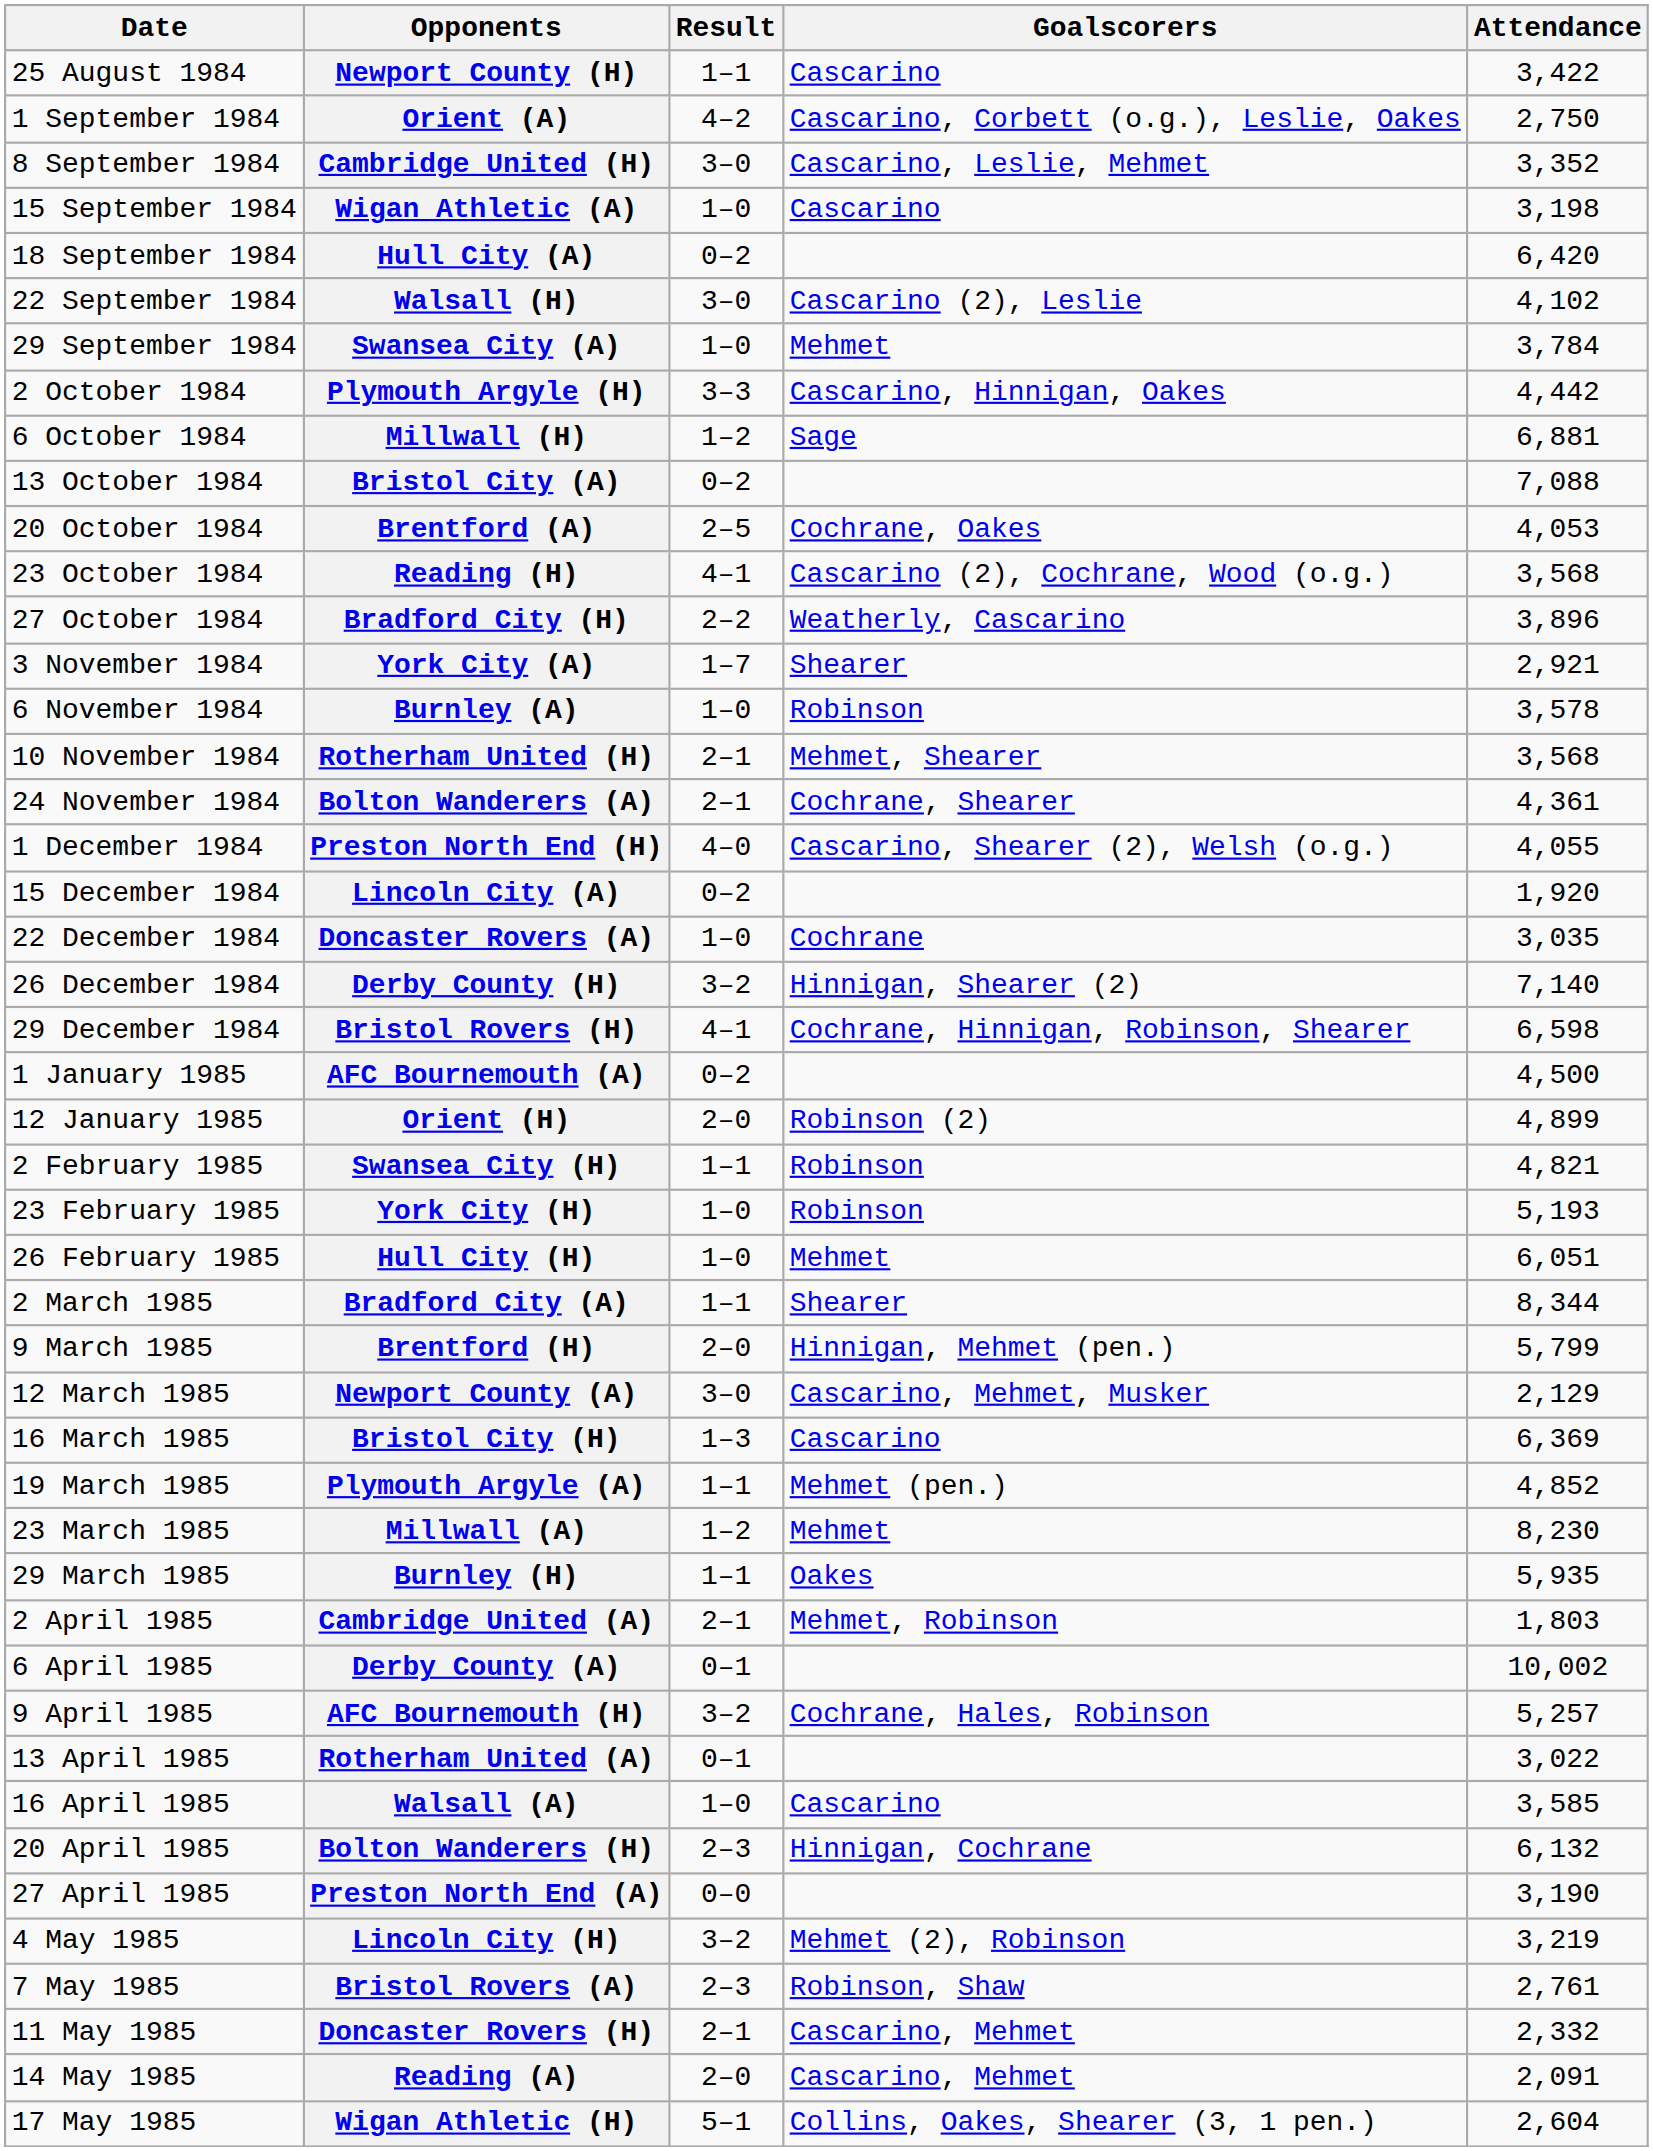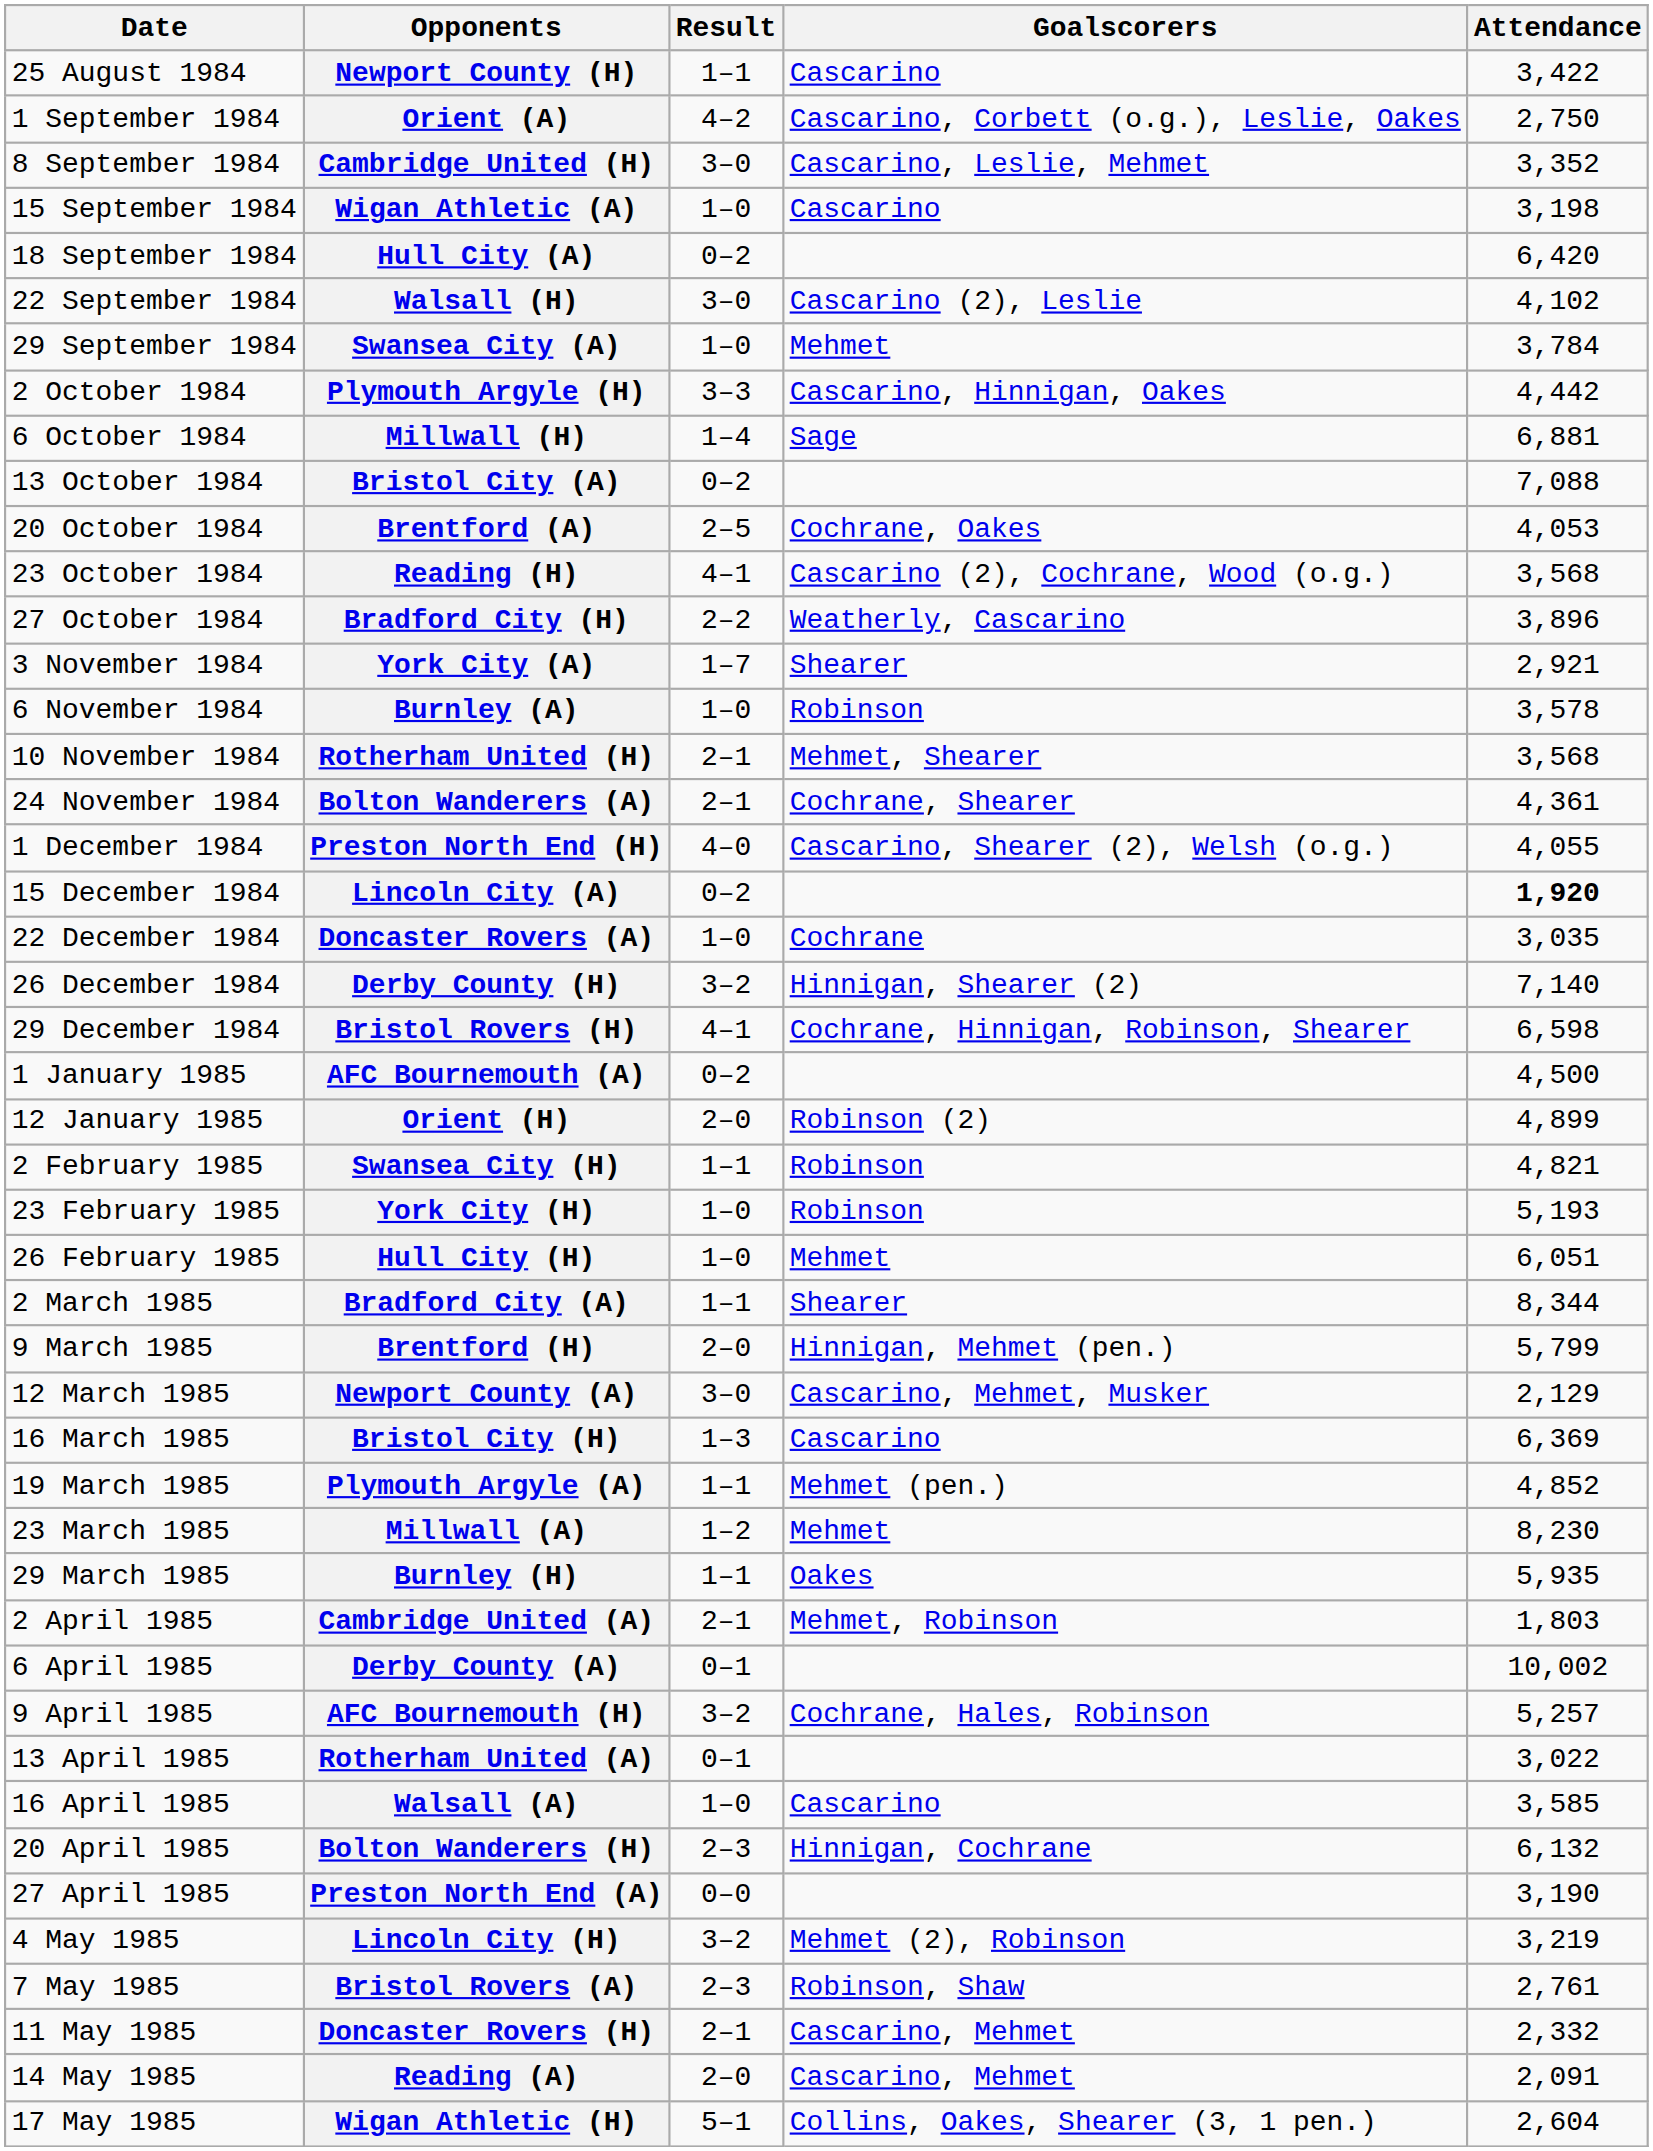(726, 438) 1–2 -> (726, 438) 1–4
(1558, 893) normal -> (1558, 893) bold
